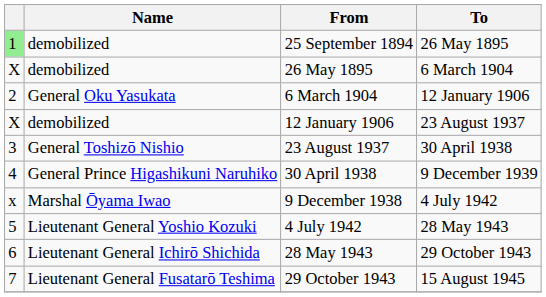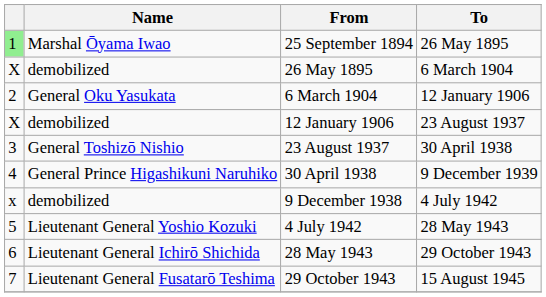(69, 43) demobilized -> (99, 43) Marshal Ōyama Iwao
(99, 200) Marshal Ōyama Iwao -> (69, 200) demobilized
